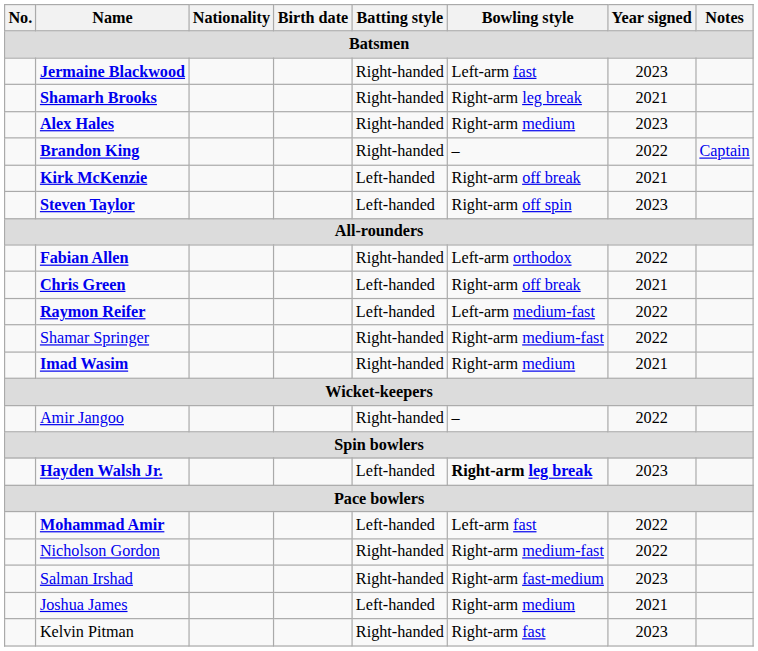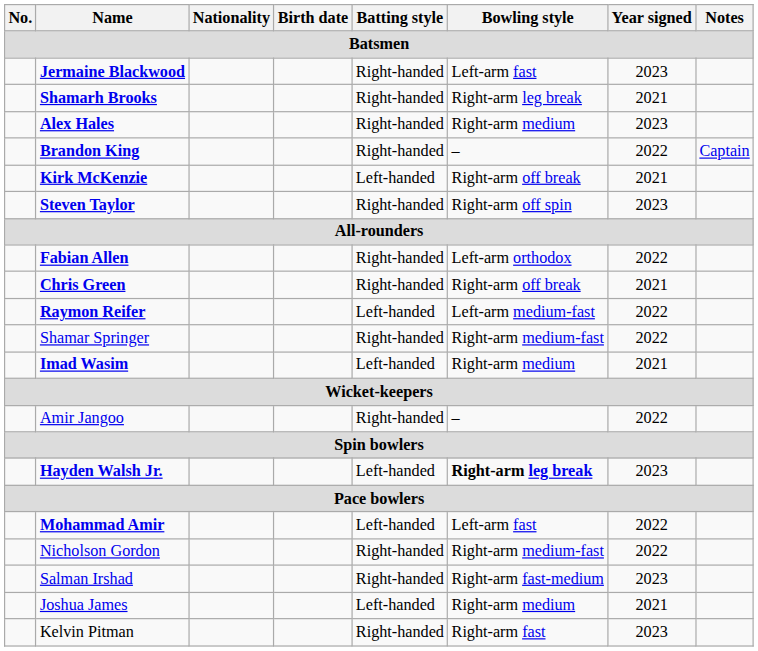(395, 204) Left-handed -> (400, 204) Right-handed
(395, 284) Left-handed -> (400, 284) Right-handed
(400, 364) Right-handed -> (395, 364) Left-handed
